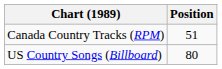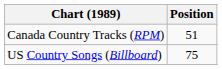(192, 54) 80 -> (192, 54) 75
